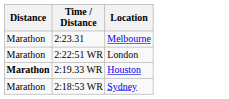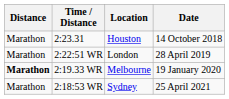+ column: (189, 17)
(129, 39) Melbourne -> (124, 39) Houston
(124, 70) Houston -> (129, 70) Melbourne
